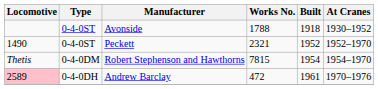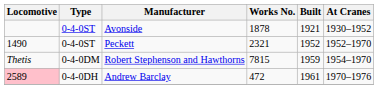(259, 28) 1788 -> (259, 28) 1878
(310, 28) 1918 -> (310, 28) 1921
(310, 60) 1954 -> (310, 60) 1959
